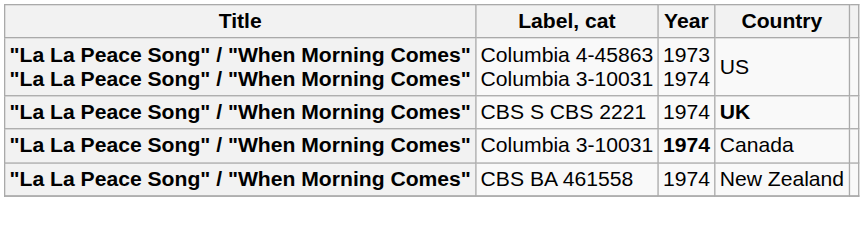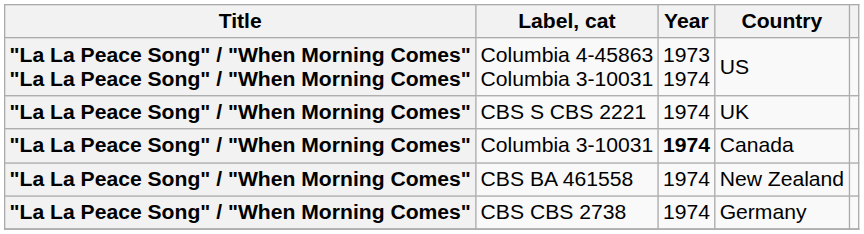(735, 111) bold -> (734, 111) normal
+ row: (553, 212)
